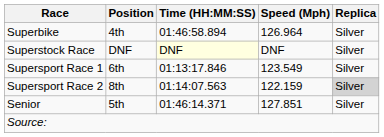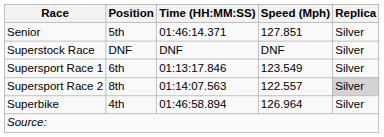rows swapped: (33, 31) <-> (24, 104)
(171, 50) lightyellow background -> (171, 50) no background
(282, 86) 122.159 -> (282, 86) 122.557
